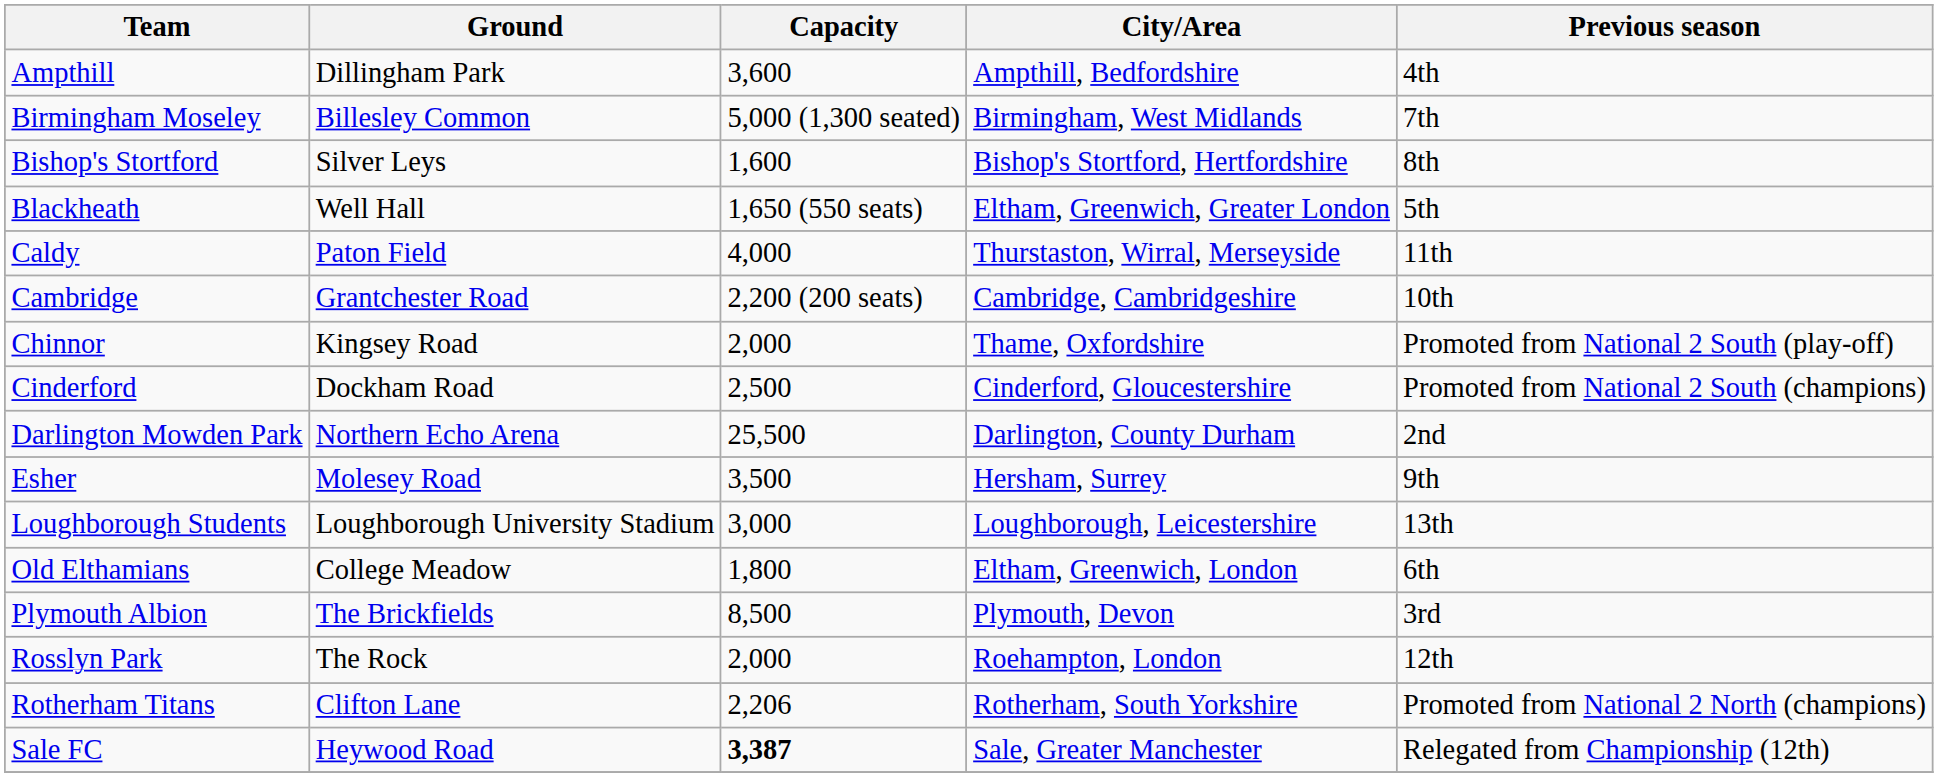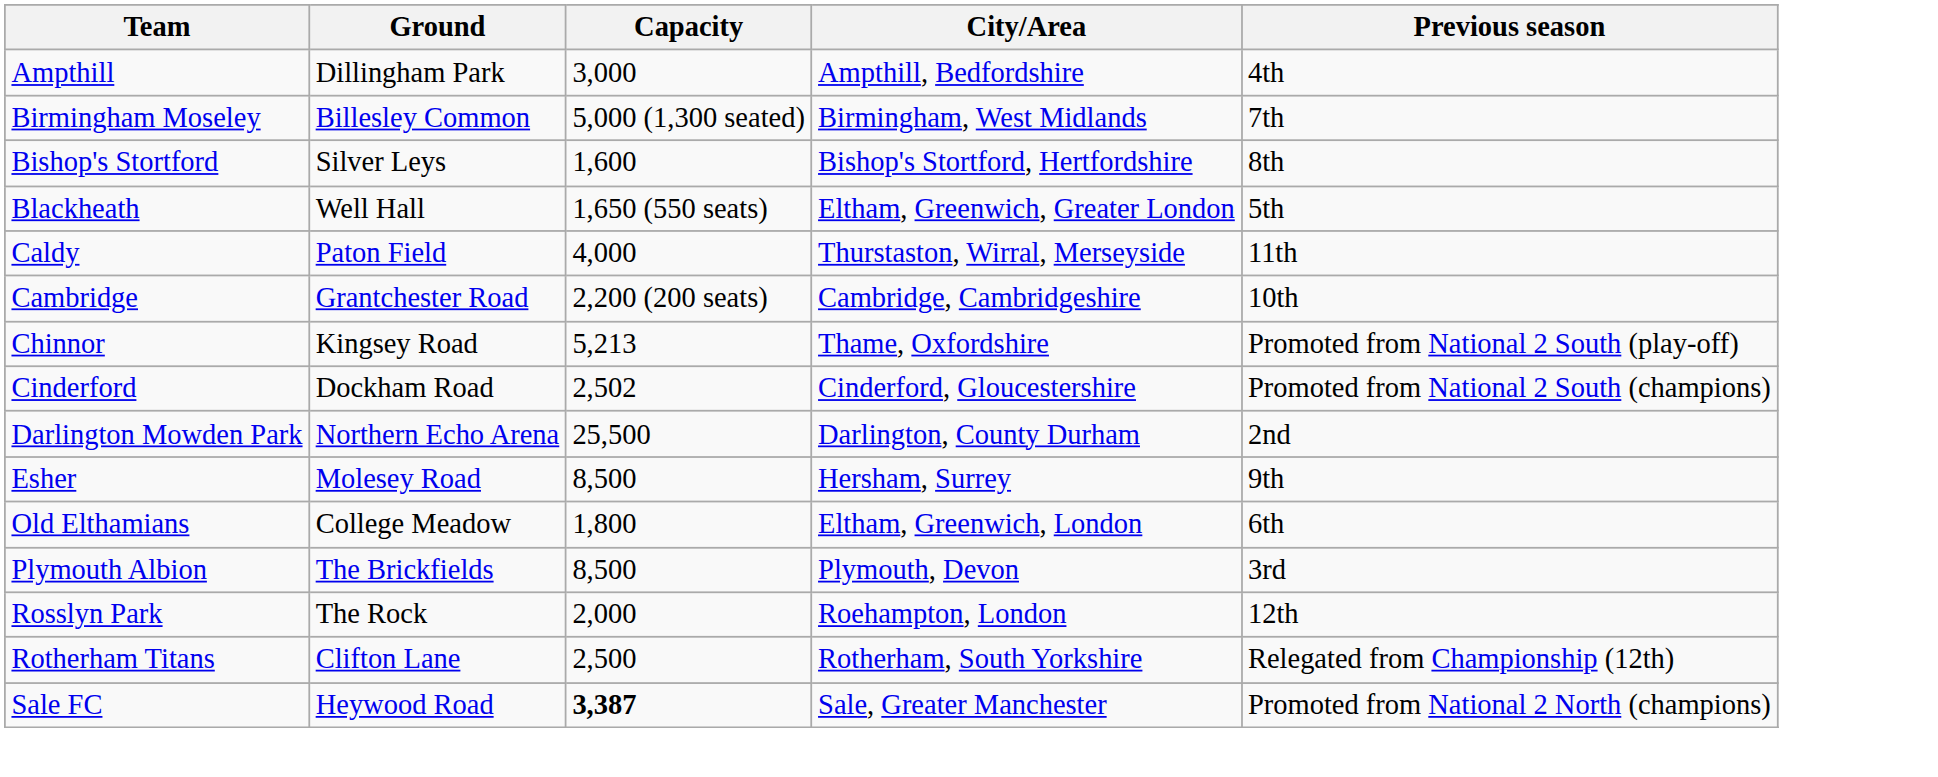(760, 72) 3,600 -> (604, 72) 3,000
(760, 343) 2,000 -> (604, 343) 5,213
(760, 388) 2,500 -> (604, 388) 2,502
(760, 478) 3,500 -> (604, 478) 8,500
- row: (149, 523)
(760, 704) 2,206 -> (604, 659) 2,500
(1664, 704) Promoted from National 2 North (champions) -> (1461, 659) Relegated from Championship (12th)
(1616, 749) Relegated from Championship (12th) -> (1509, 704) Promoted from National 2 North (champions)
